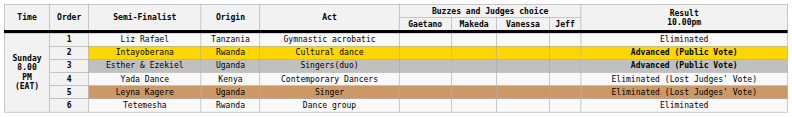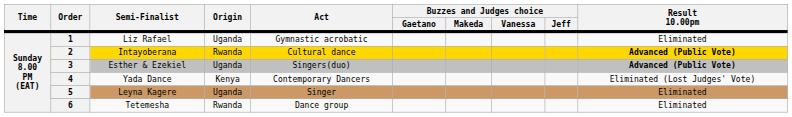(230, 40) Tanzania -> (228, 40) Uganda
(684, 92) Eliminated (Lost Judges' Vote) -> (682, 92) Eliminated
